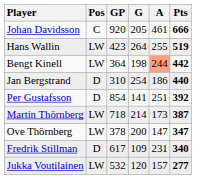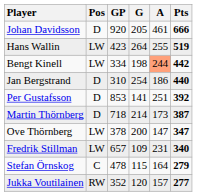(97, 30) C -> (97, 30) D
(118, 64) 364 -> (118, 64) 334
(118, 98) 854 -> (118, 98) 853
(97, 115) LW -> (97, 115) D
(97, 149) D -> (97, 149) LW
(118, 149) 617 -> (118, 149) 657
+ row: (40, 166)
(97, 166) LW -> (97, 183) RW
(118, 166) 532 -> (118, 183) 352
